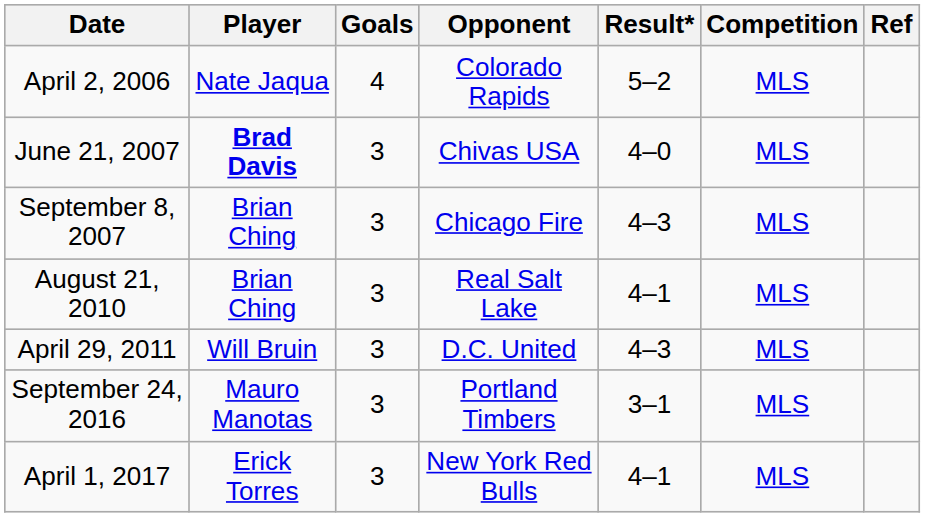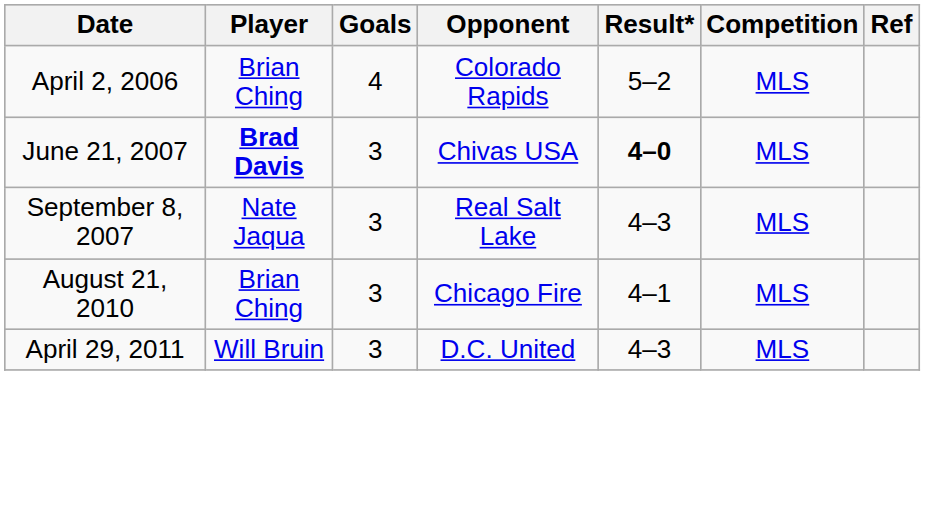(262, 81) Nate Jaqua -> (269, 81) Brian Ching
(649, 151) normal -> (649, 151) bold
(262, 222) Brian Ching -> (269, 222) Nate Jaqua
(509, 222) Chicago Fire -> (508, 222) Real Salt Lake
(509, 293) Real Salt Lake -> (508, 293) Chicago Fire
- row: (97, 405)
- row: (97, 476)
